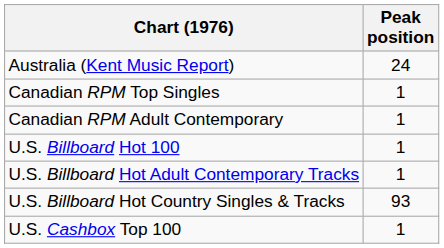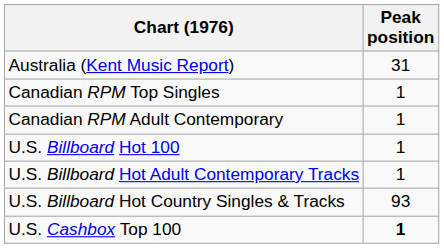(401, 65) 24 -> (401, 65) 31
(401, 229) normal -> (401, 229) bold
